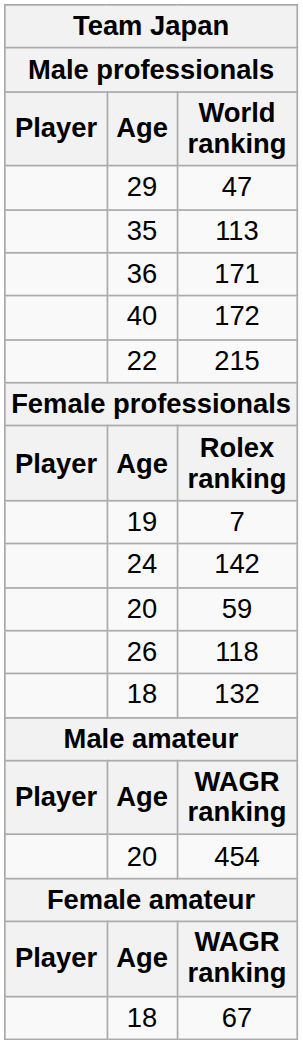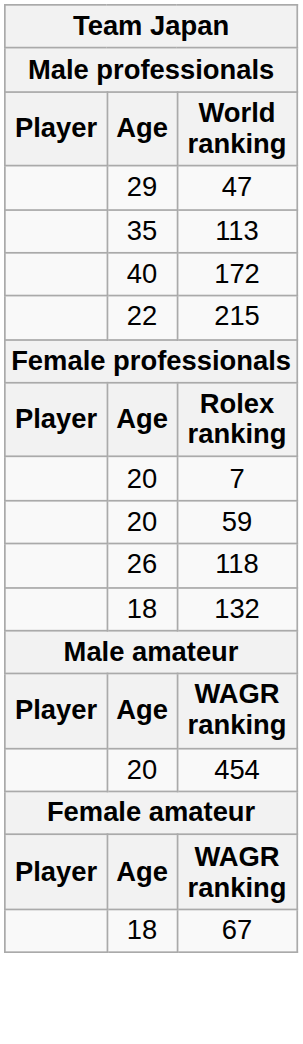- row: (237, 273)
(142, 521) 19 -> (142, 478) 20
- row: (237, 565)
